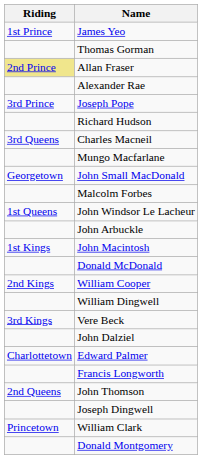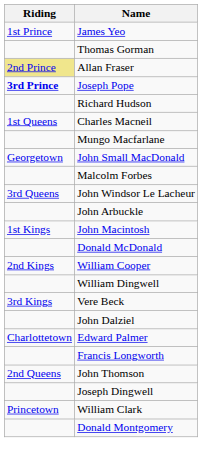- row: (111, 85)
(30, 103) normal -> (33, 85) bold
(33, 139) 3rd Queens -> (32, 121) 1st Queens
(32, 211) 1st Queens -> (33, 193) 3rd Queens
